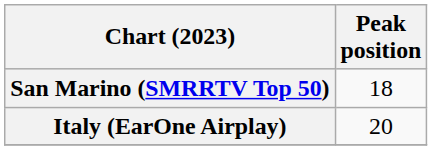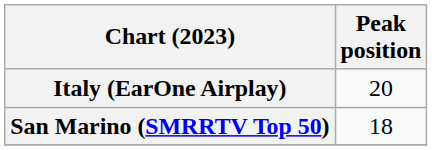rows swapped: (170, 125) <-> (170, 88)
